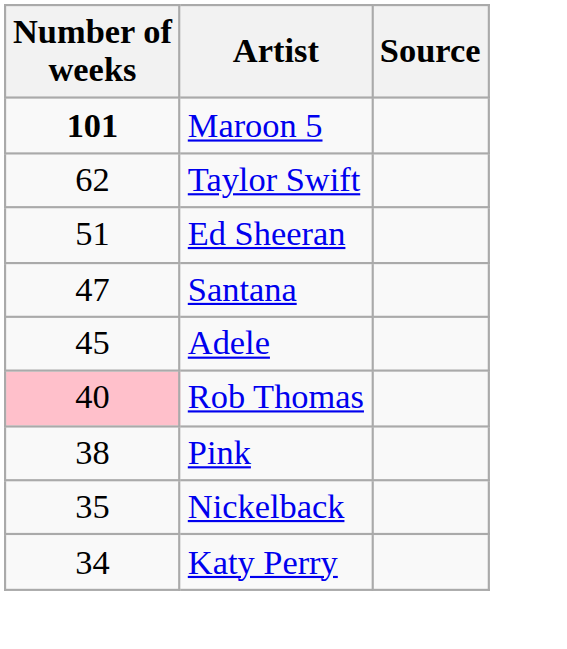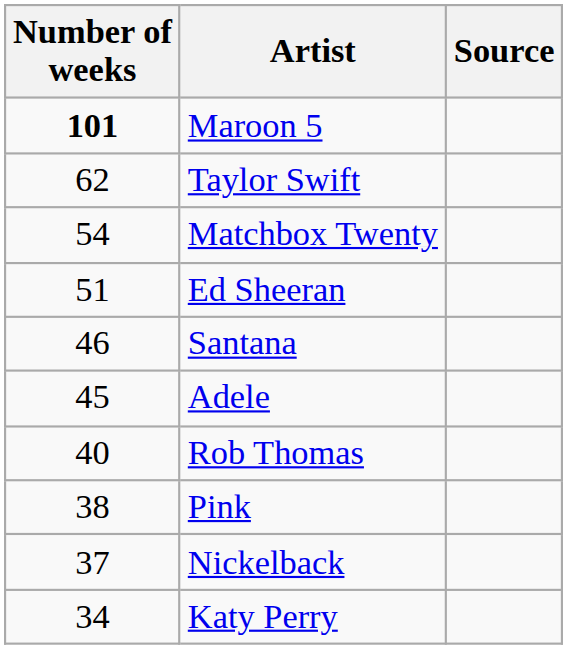+ row: (313, 234)
(92, 288) 47 -> (92, 343) 46
(92, 397) pink background -> (92, 452) no background
(92, 506) 35 -> (92, 561) 37
